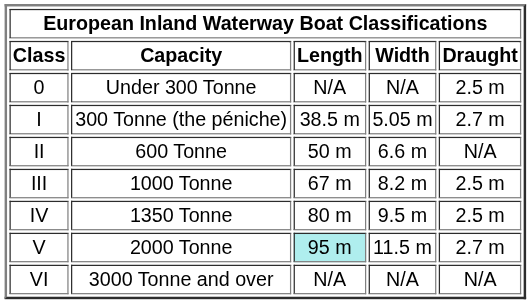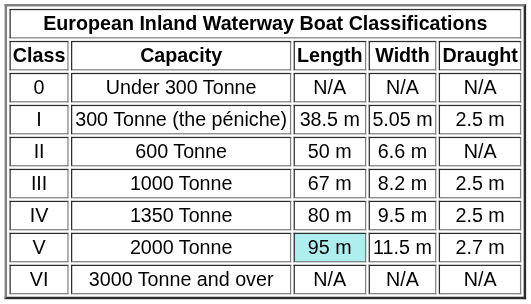(480, 87) 2.5 m -> (480, 87) N/A
(480, 119) 2.7 m -> (480, 119) 2.5 m
